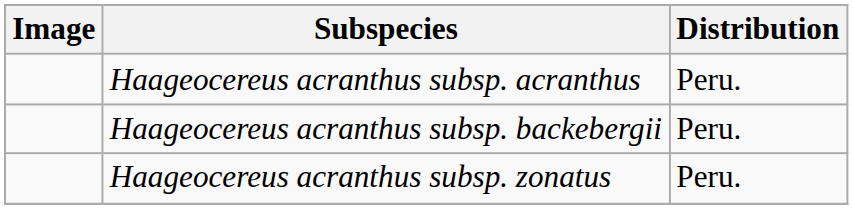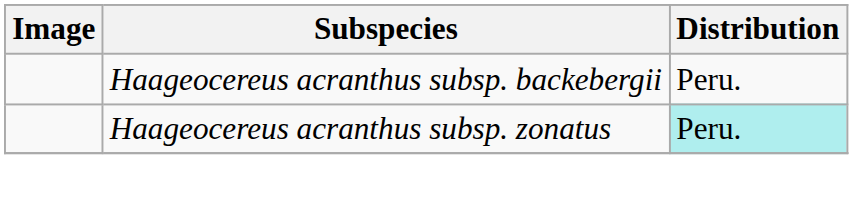- row: (375, 78)
(709, 177) no background -> (709, 128) paleturquoise background
